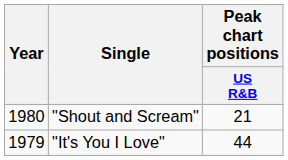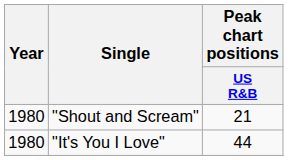(26, 142) 1979 -> (26, 142) 1980
